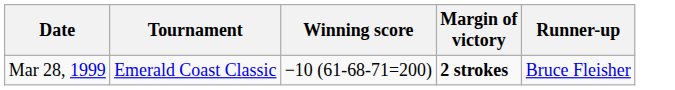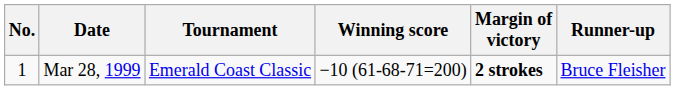+ column: (22, 30)
